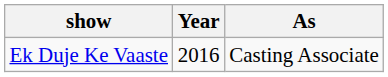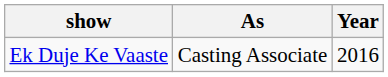columns swapped: (199, 21) <-> (304, 21)
